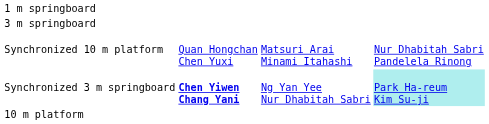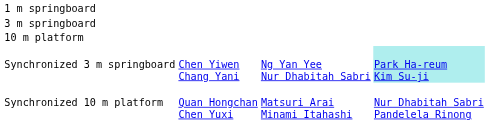rows swapped: (44, 114) <-> (84, 50)
(209, 94) bold -> (209, 70) normal
